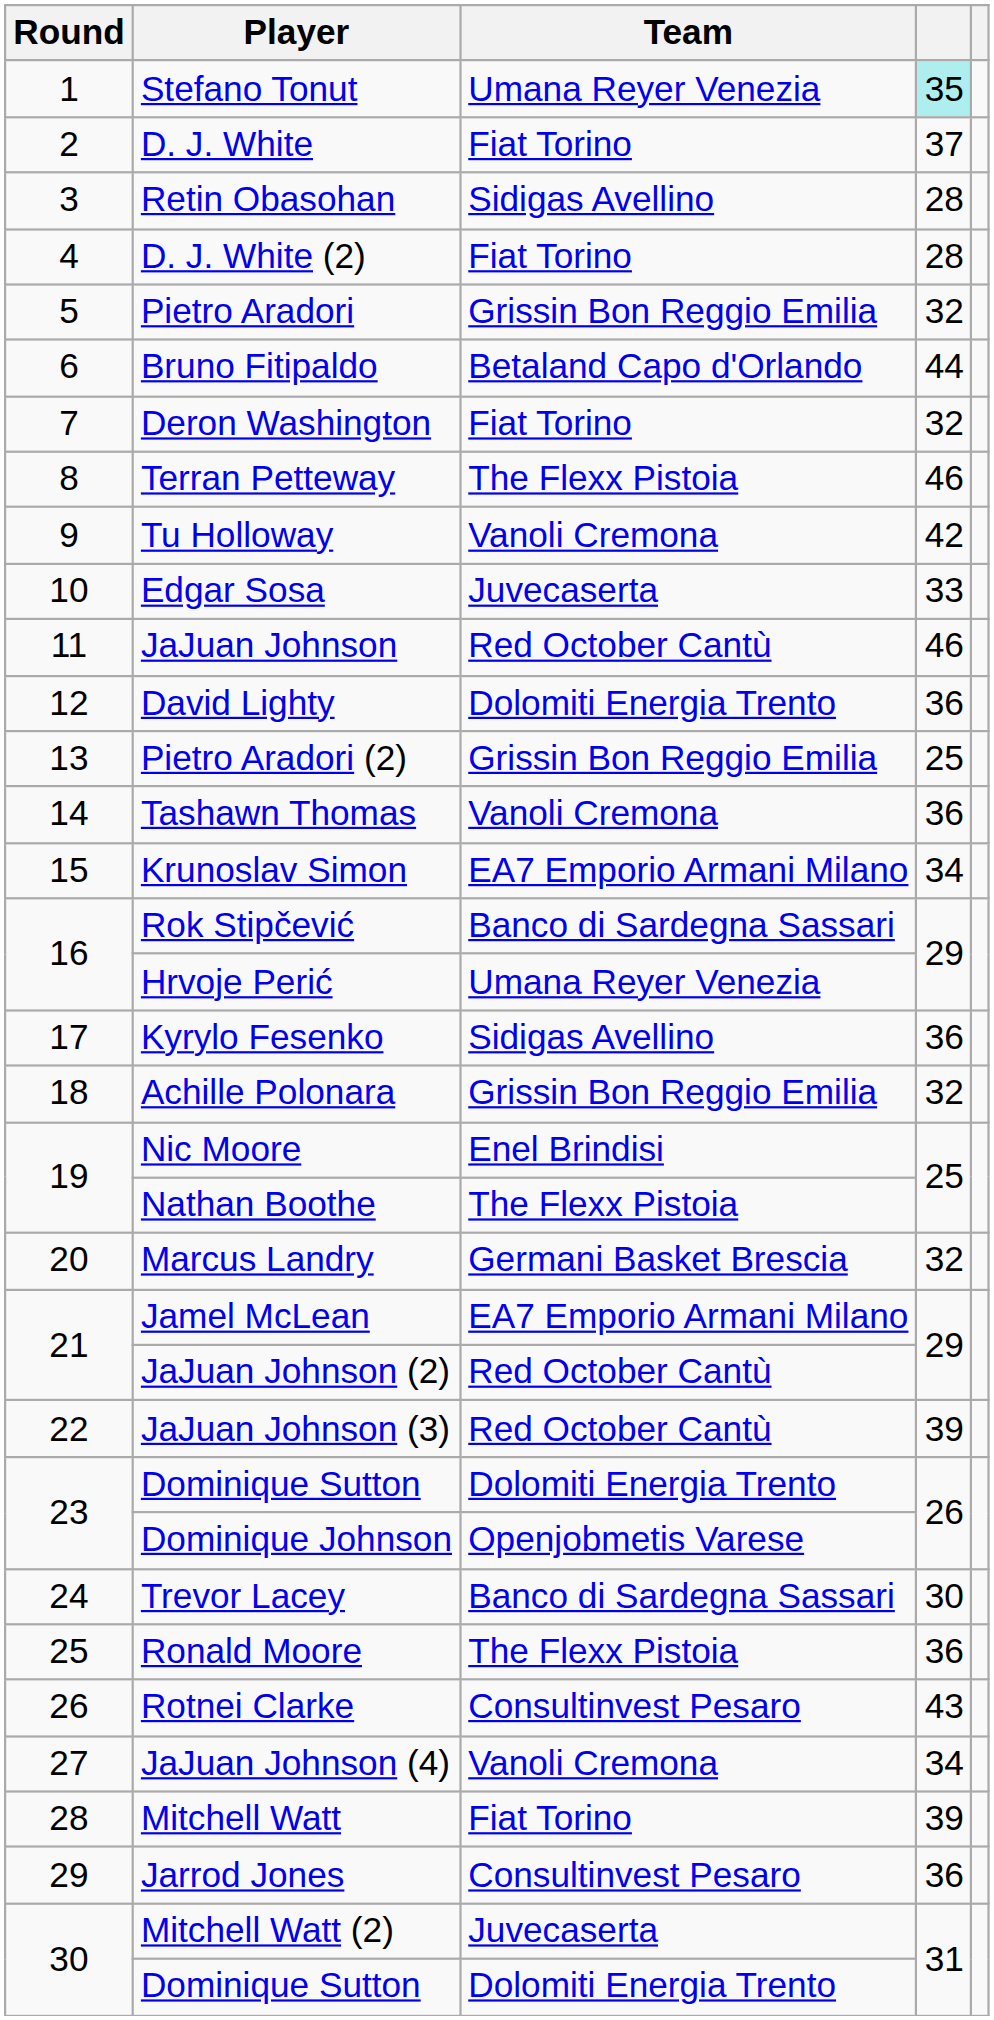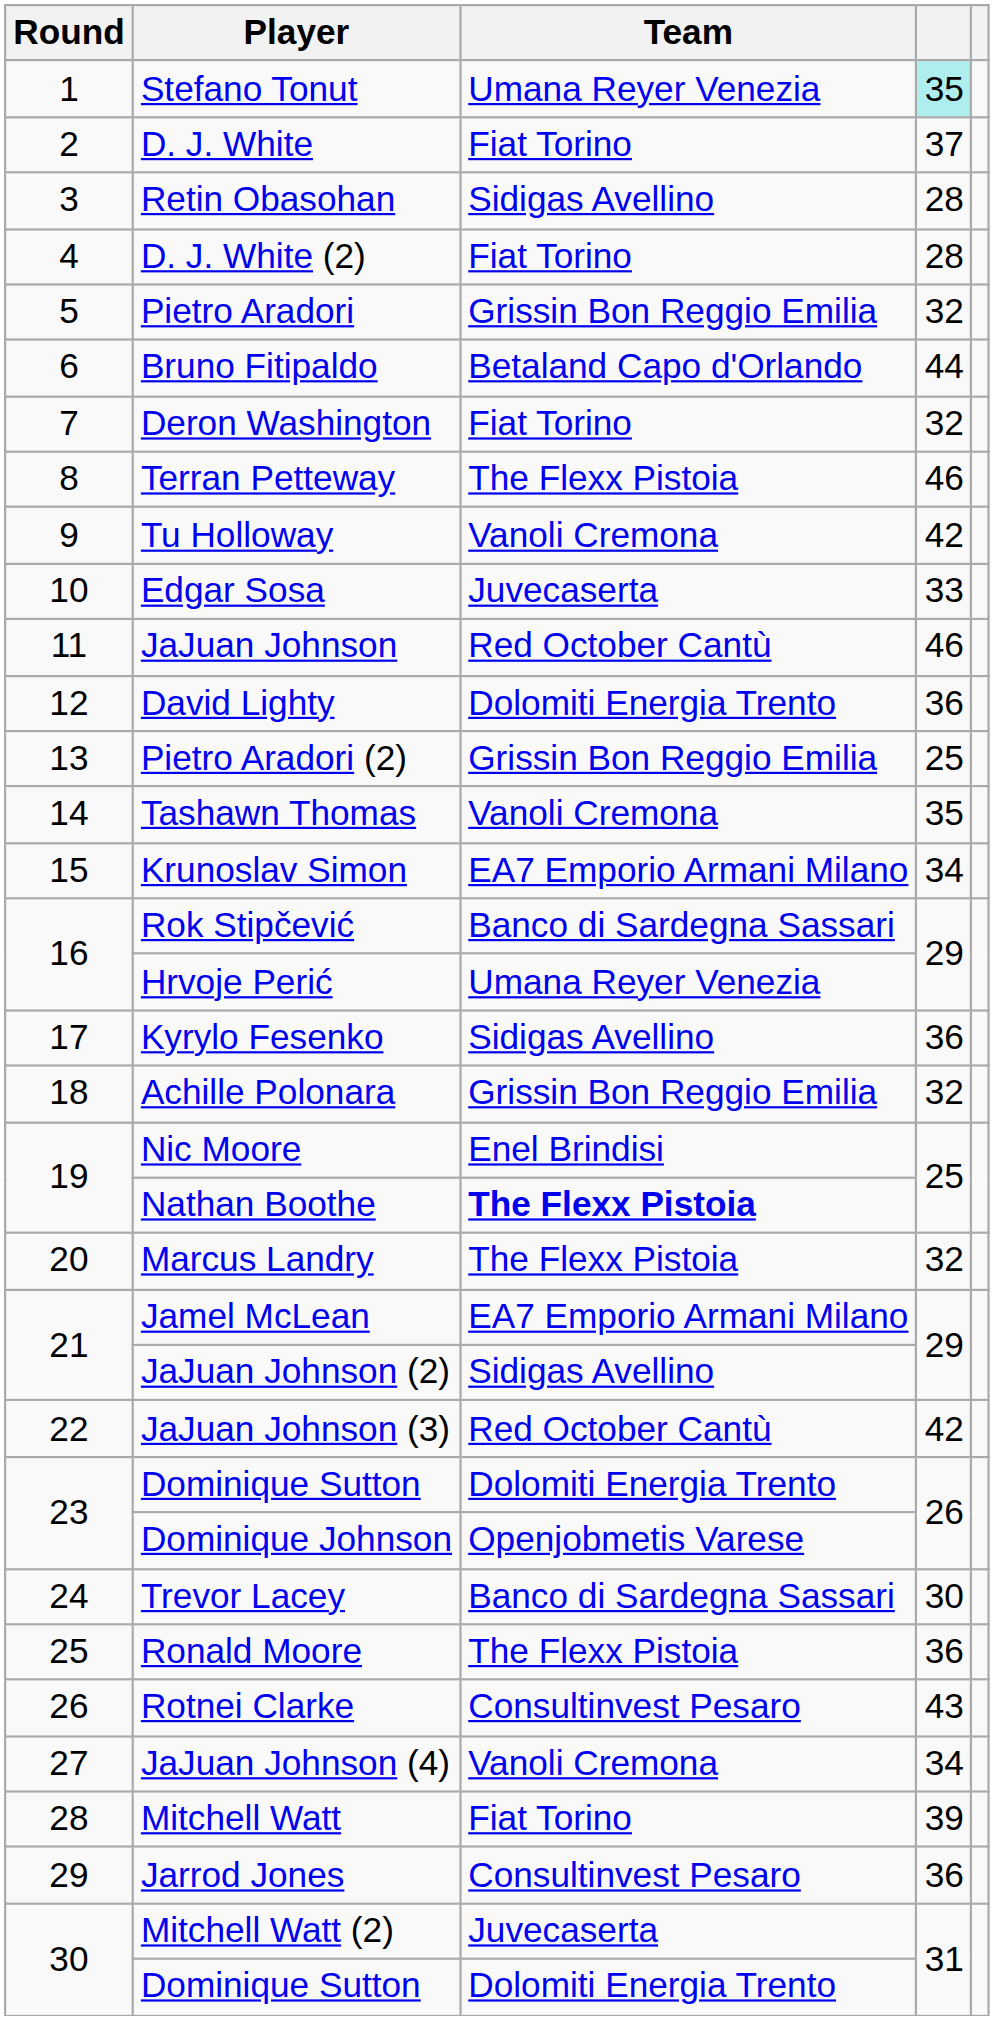(944, 813) 36 -> (944, 813) 35
(603, 1204) normal -> (612, 1204) bold
(658, 1260) Germani Basket Brescia -> (603, 1260) The Flexx Pistoia
(620, 1372) Red October Cantù -> (591, 1372) Sidigas Avellino
(944, 1428) 39 -> (944, 1428) 42
